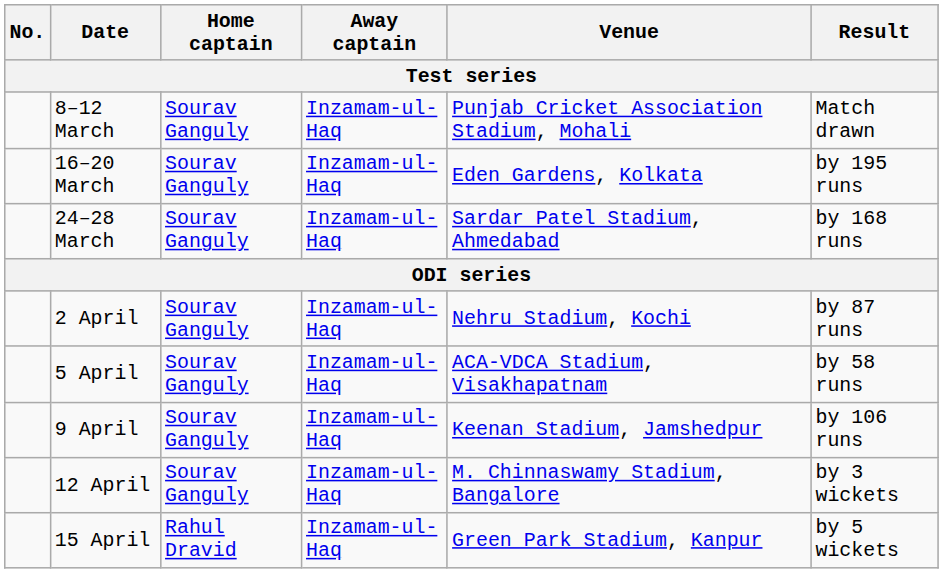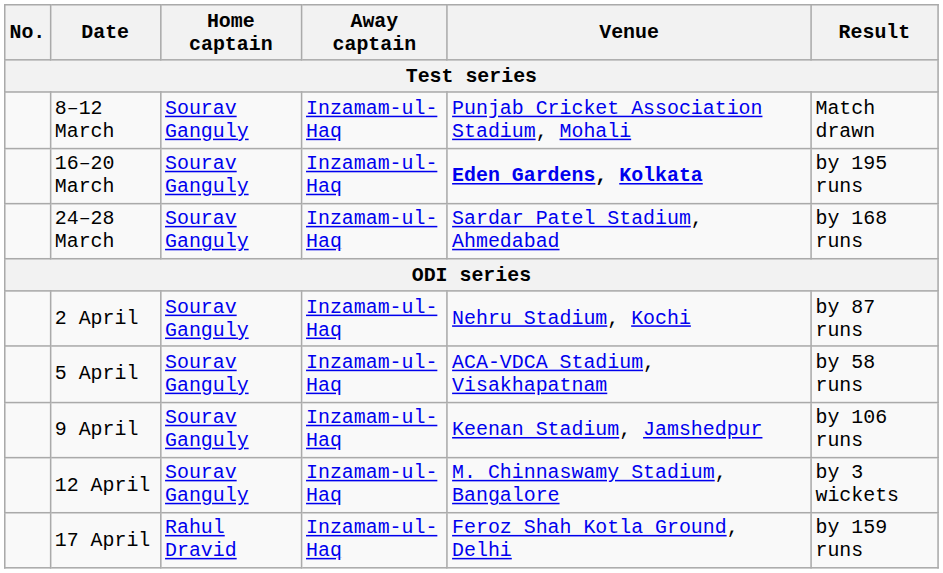(577, 176) normal -> (577, 176) bold
- row: (103, 540)
+ row: (103, 540)
